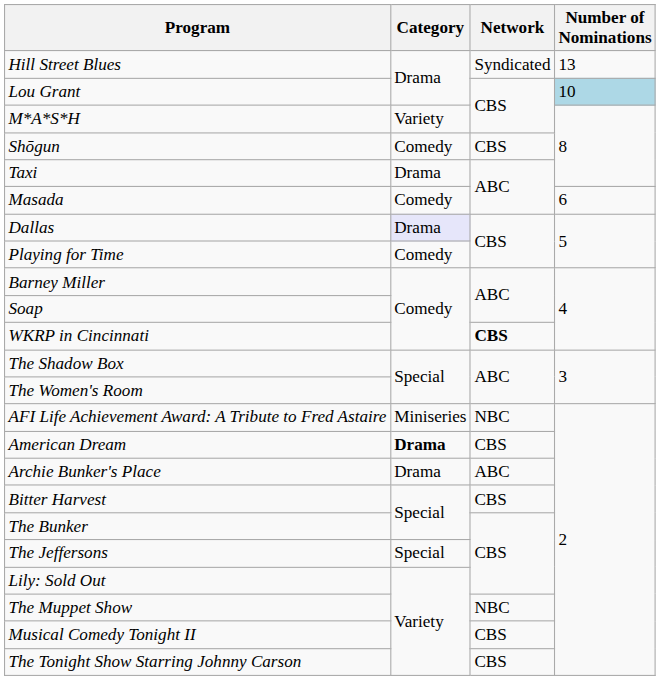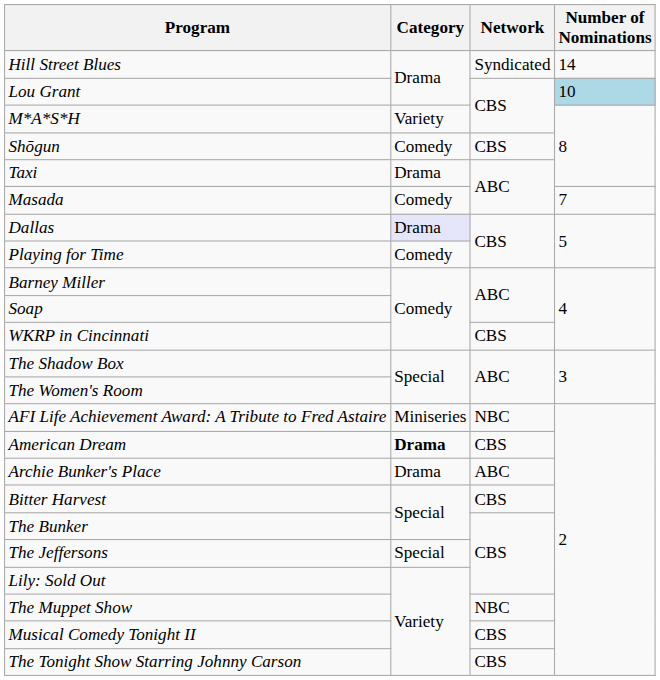(567, 64) 13 -> (567, 64) 14
(563, 200) 6 -> (563, 200) 7
(491, 335) bold -> (491, 335) normal
